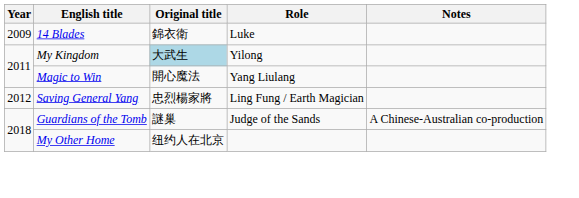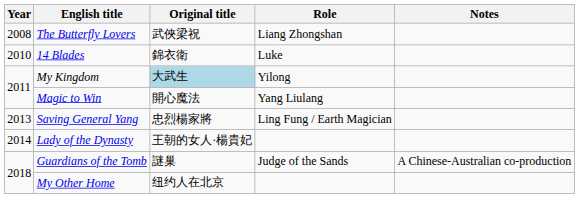+ row: (86, 34)
(19, 34) 2009 -> (19, 55) 2010
(19, 98) 2012 -> (19, 119) 2013
+ row: (85, 140)
